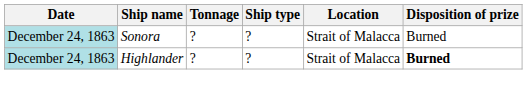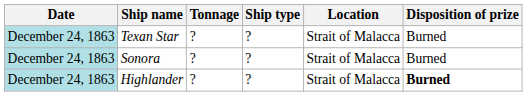+ row: (150, 36)
